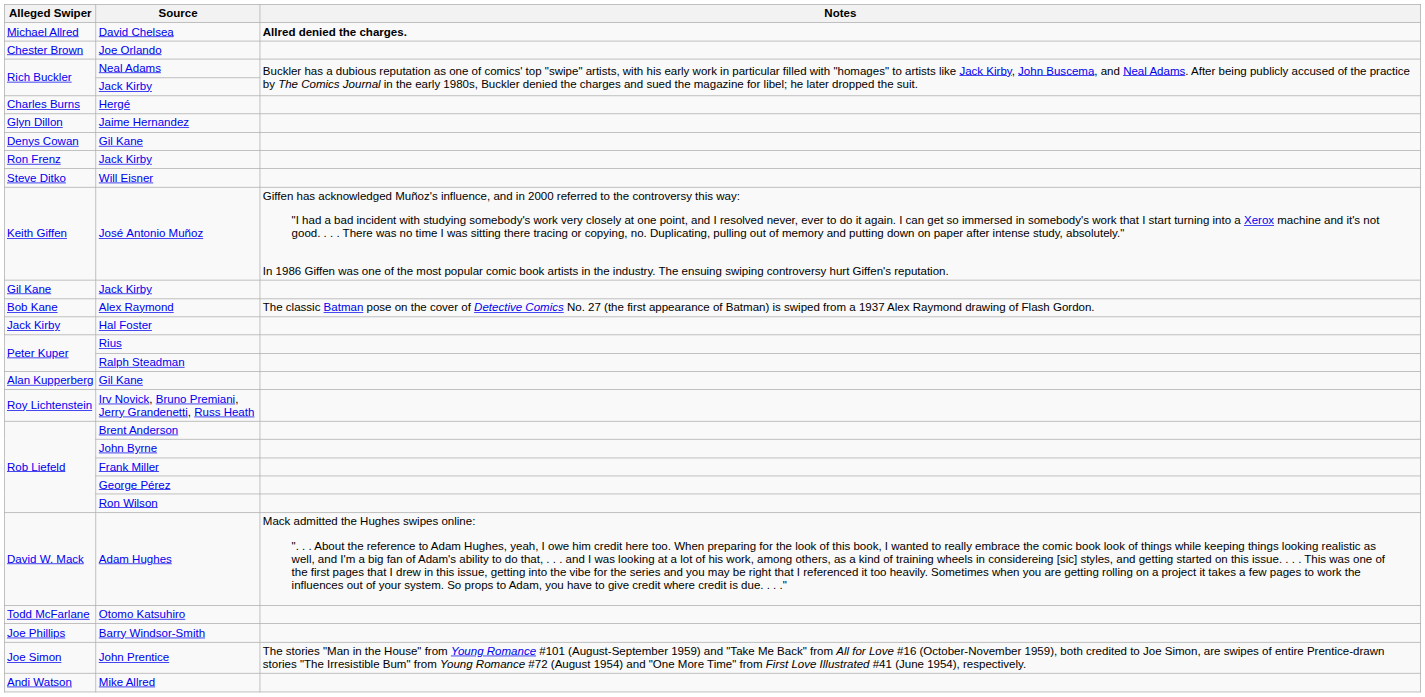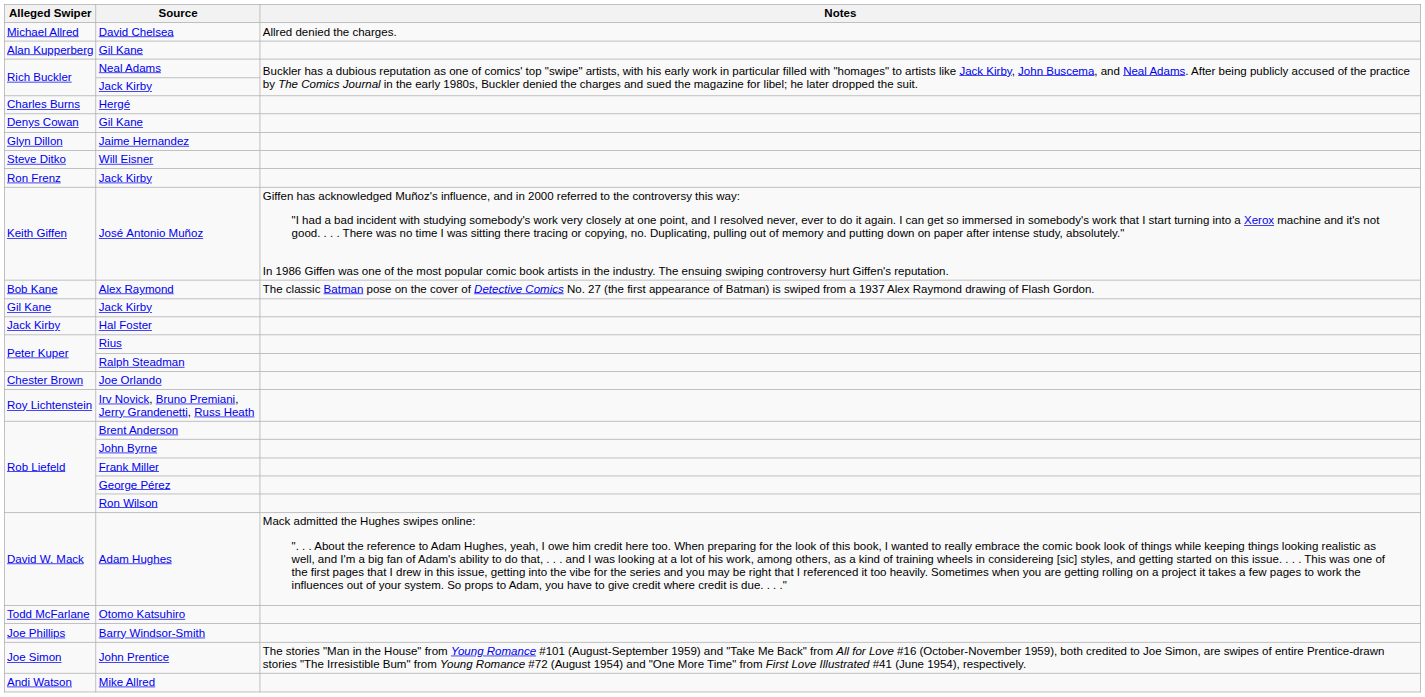(335, 31) bold -> (330, 31) normal
rows swapped: (45, 50) <-> (50, 380)
rows swapped: (43, 141) <-> (35, 123)
rows swapped: (36, 178) <-> (34, 159)
rows swapped: (32, 307) <-> (29, 289)
